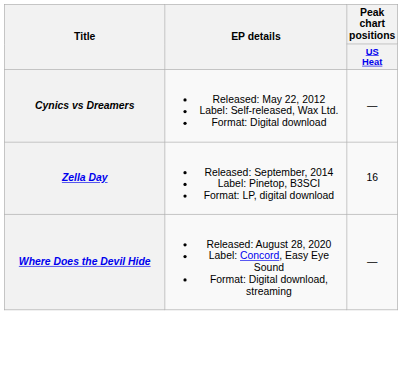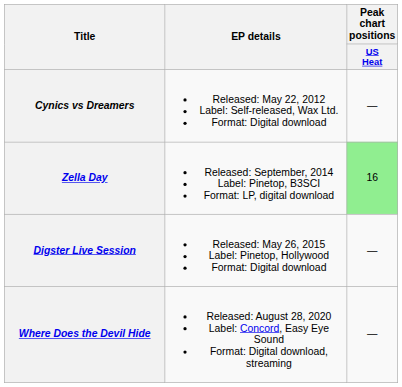(372, 178) no background -> (372, 178) lightgreen background
+ row: (85, 250)
